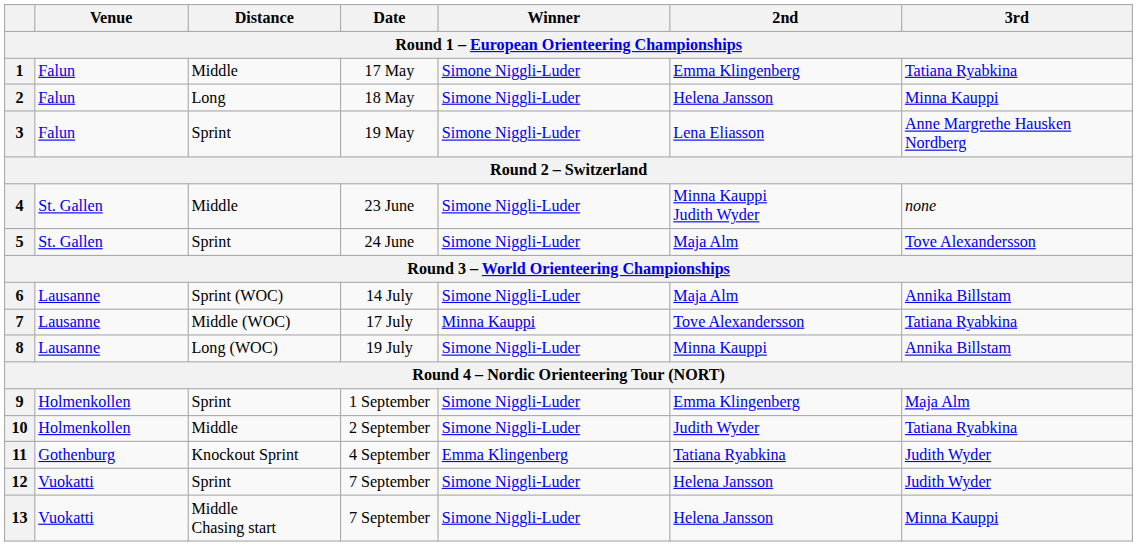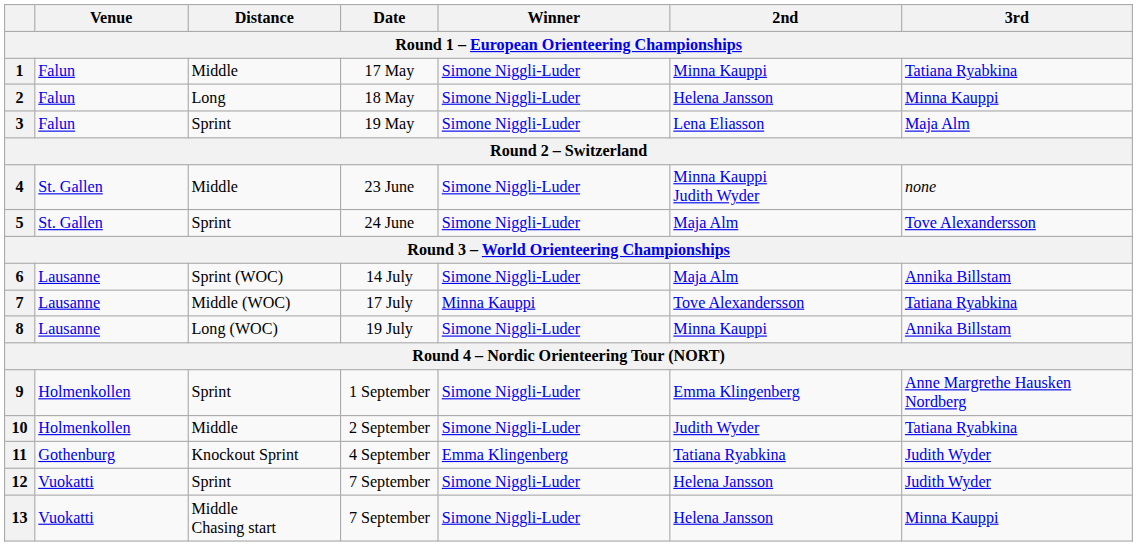(737, 71) Emma Klingenberg -> (720, 71) Minna Kauppi
(988, 134) Anne Margrethe Hausken Nordberg -> (937, 124) Maja Alm
(937, 402) Maja Alm -> (988, 392) Anne Margrethe Hausken Nordberg
